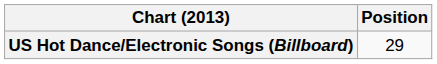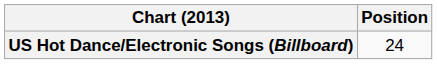(395, 44) 29 -> (395, 44) 24
